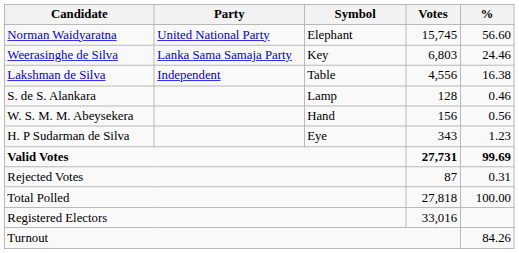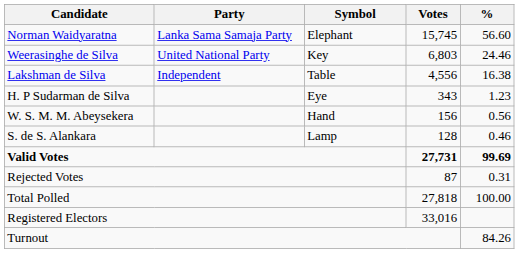(213, 34) United National Party -> (225, 34) Lanka Sama Samaja Party
(225, 55) Lanka Sama Samaja Party -> (213, 55) United National Party
rows swapped: (68, 136) <-> (52, 95)
